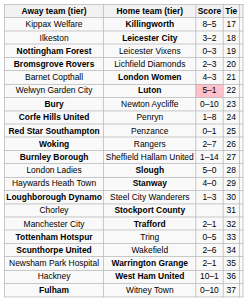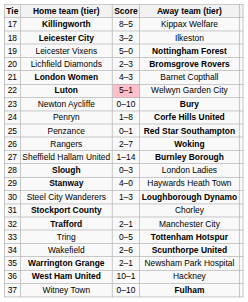columns swapped: (231, 11) <-> (54, 11)
(209, 50) 0–3 -> (126, 50) 5–0
(209, 170) 5–0 -> (126, 170) 0–3
